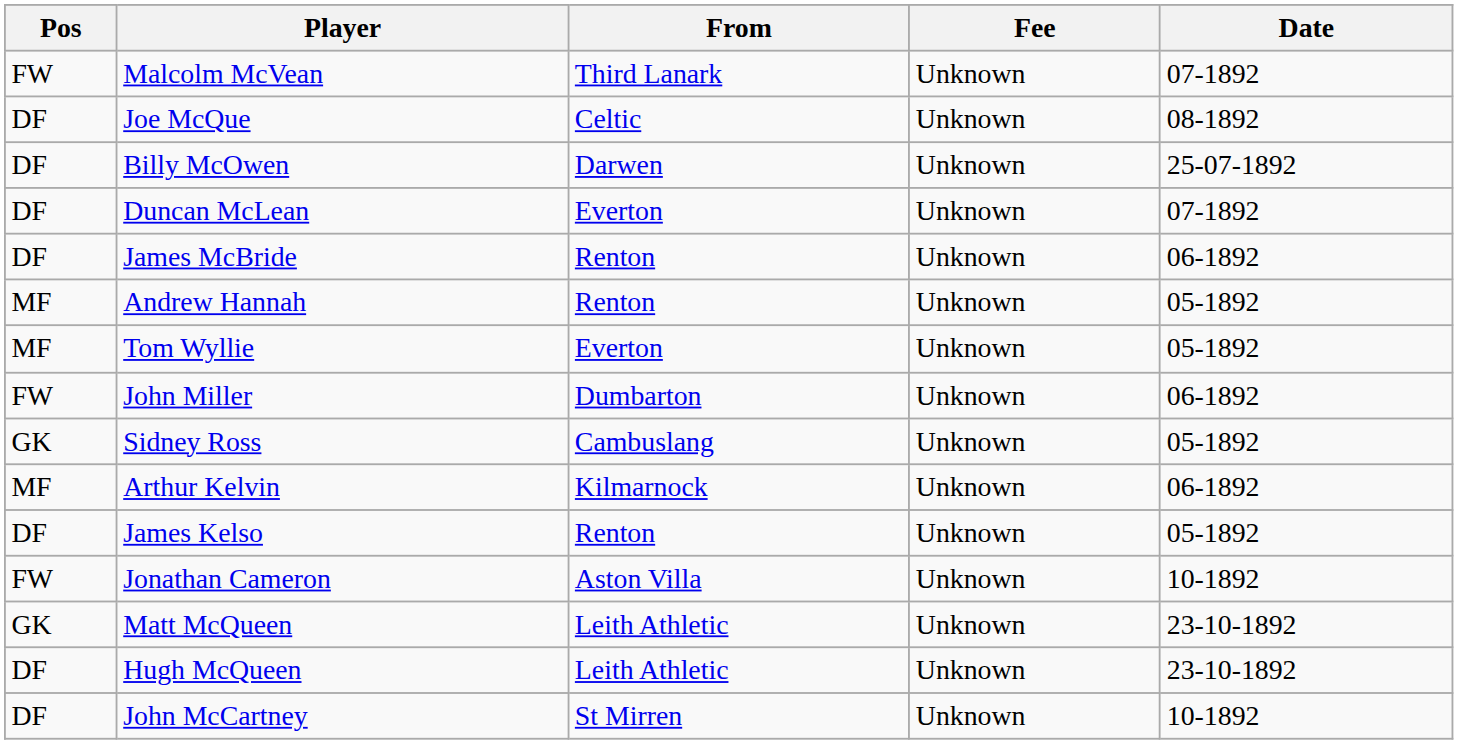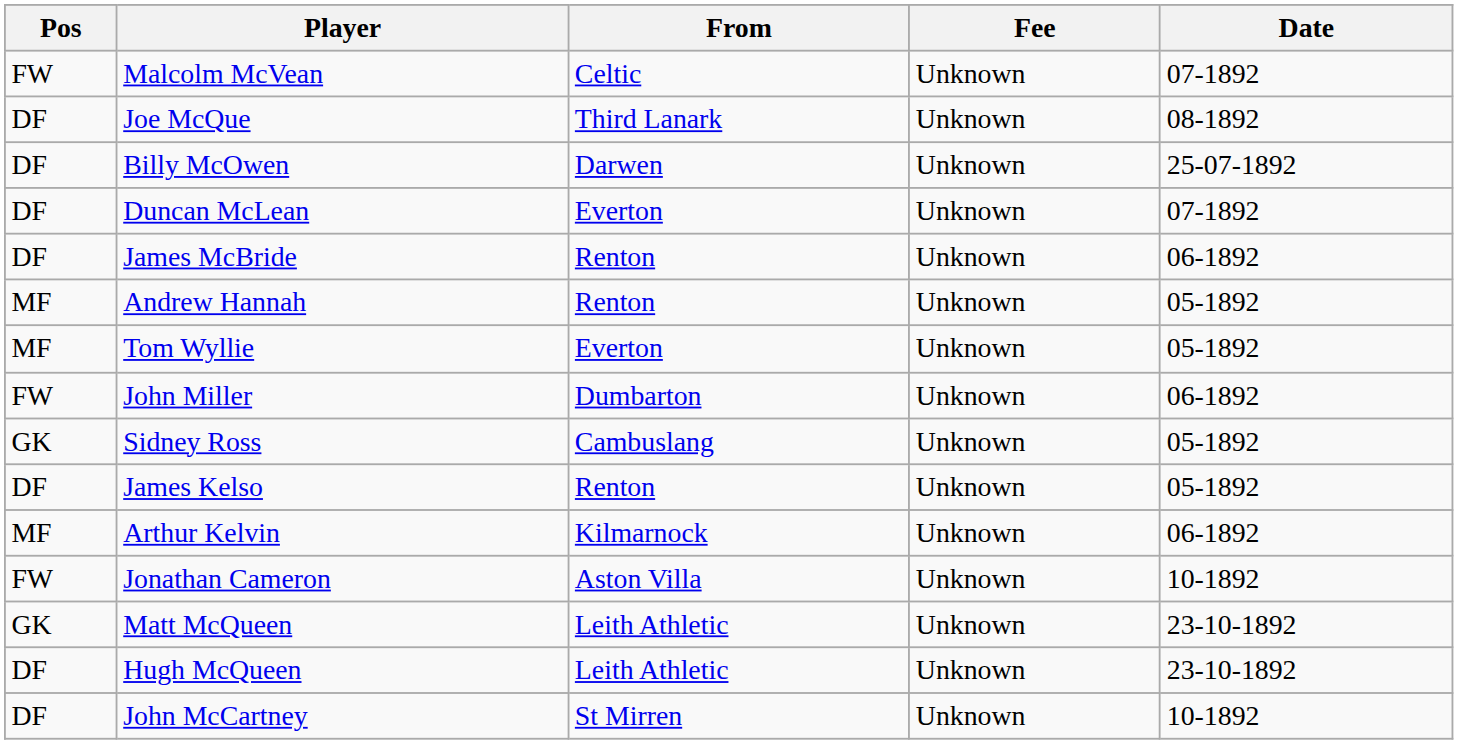(649, 73) Third Lanark -> (608, 73) Celtic
(608, 119) Celtic -> (649, 119) Third Lanark
rows swapped: (193, 532) <-> (202, 486)
